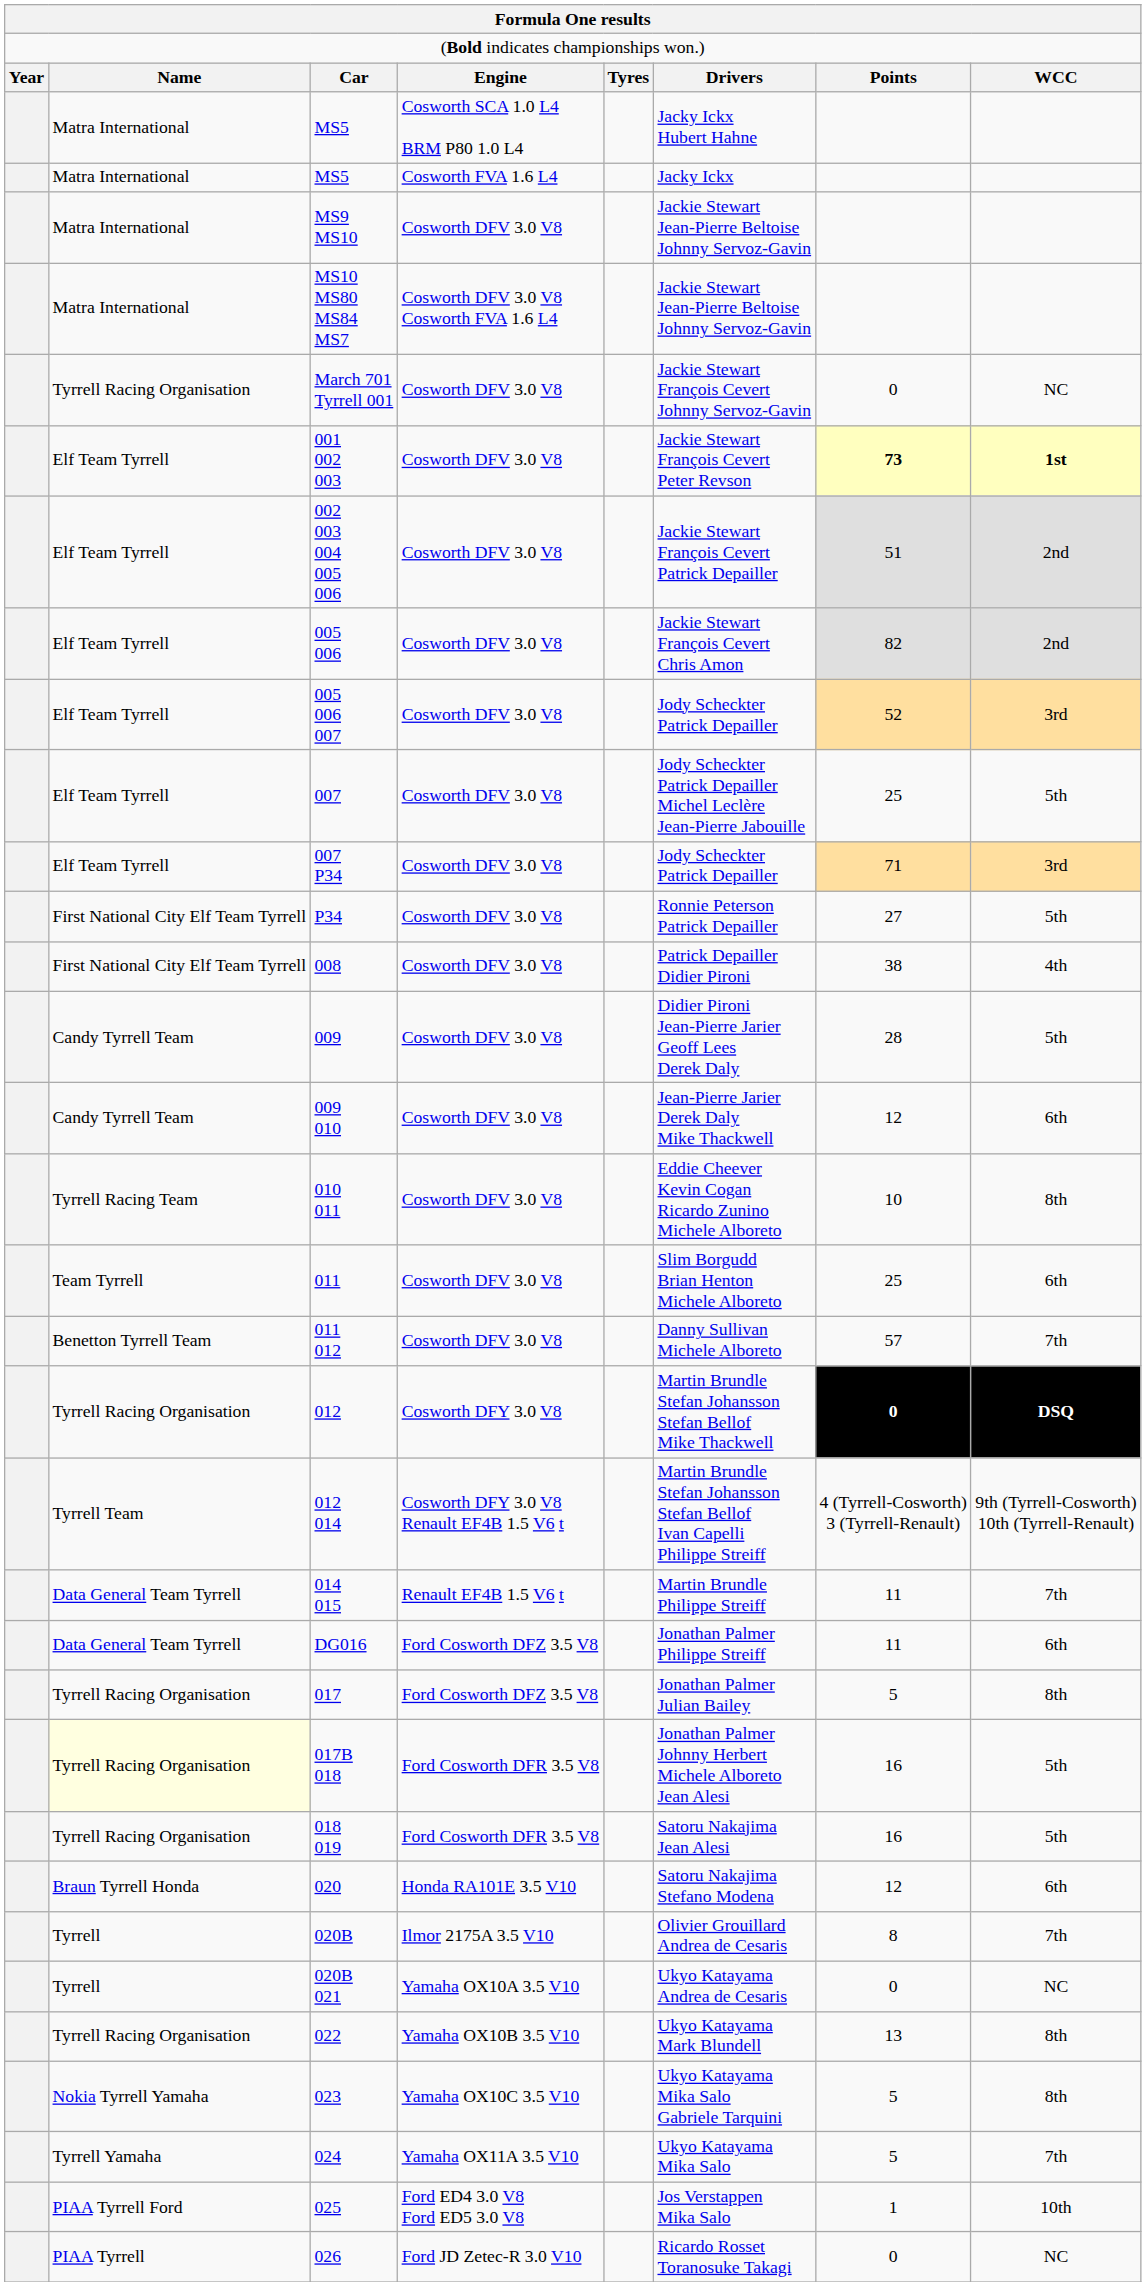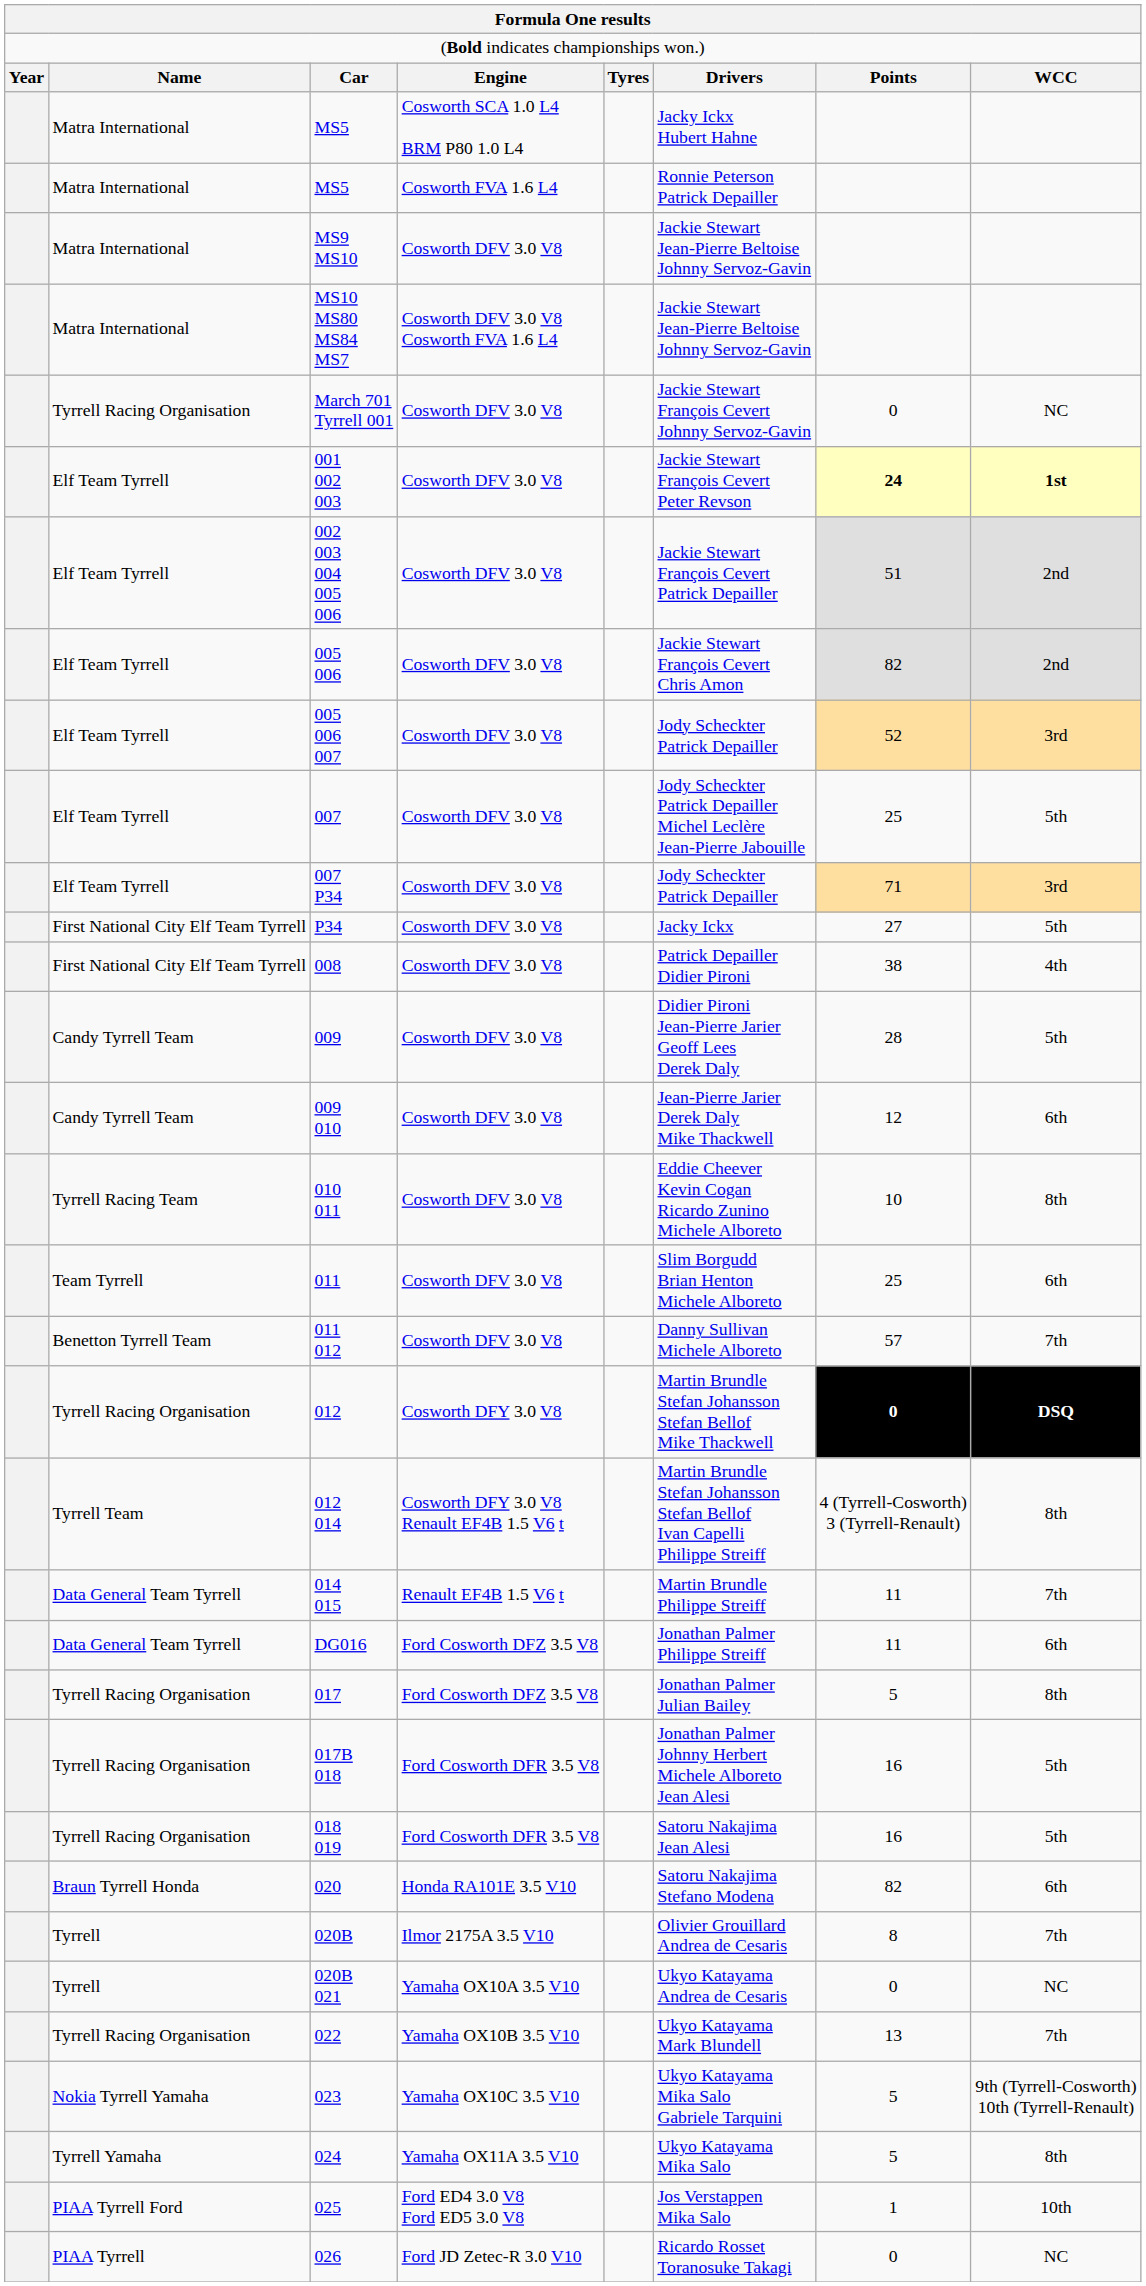(696, 176) Jacky Ickx -> (718, 187) Ronnie Peterson Patrick Depailler
(893, 460) 73 -> (893, 480) 24
(718, 915) Ronnie Peterson Patrick Depailler -> (696, 926) Jacky Ickx
(1056, 1513) 9th (Tyrrell-Cosworth) 10th (Tyrrell-Renault) -> (1056, 1513) 8th
(151, 1765) lightyellow background -> (151, 1765) no background
(893, 1885) 12 -> (893, 1885) 82
(1056, 2035) 8th -> (1056, 2035) 7th
(1056, 2096) 8th -> (1056, 2096) 9th (Tyrrell-Cosworth) 10th (Tyrrell-Renault)
(1056, 2156) 7th -> (1056, 2156) 8th
